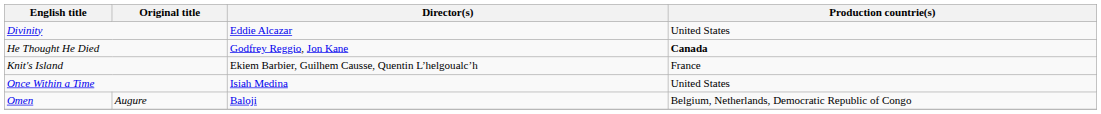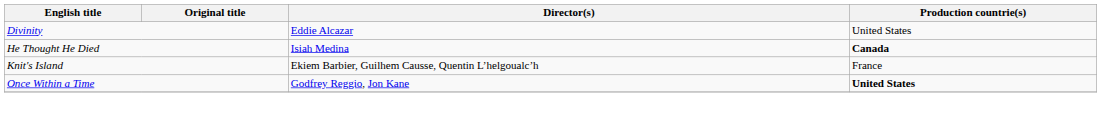(289, 48) Godfrey Reggio, Jon Kane -> (320, 48) Isiah Medina
(259, 83) Isiah Medina -> (350, 83) Godfrey Reggio, Jon Kane
(700, 83) normal -> (884, 83) bold
- row: (20, 100)
